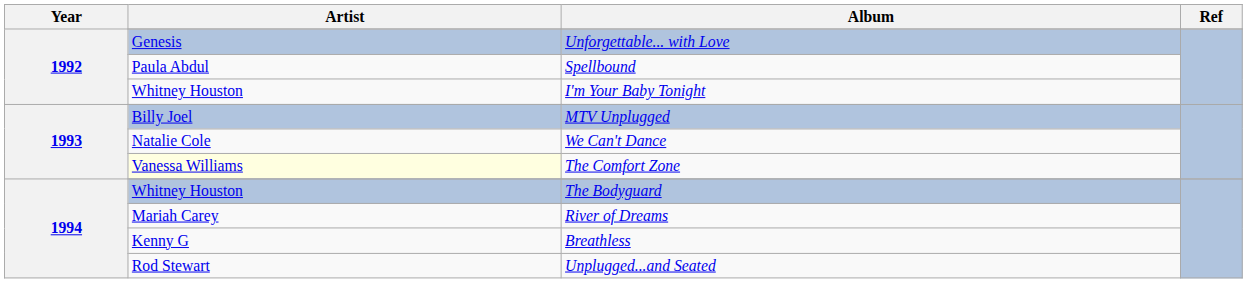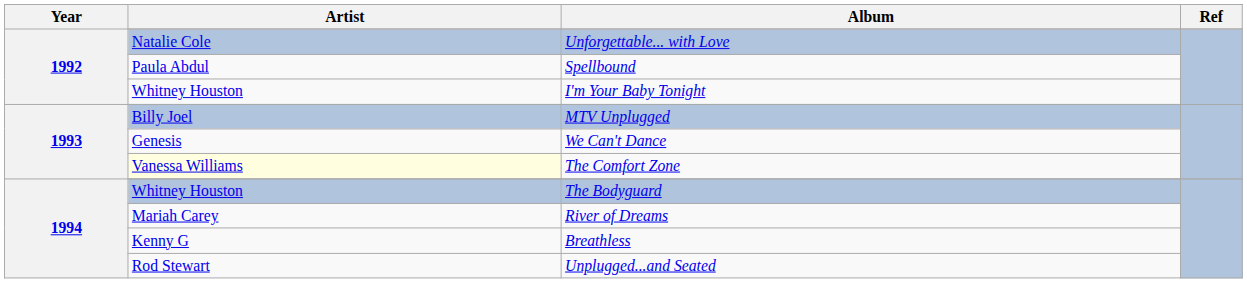(157, 41) Genesis -> (171, 41) Natalie Cole
(171, 141) Natalie Cole -> (157, 141) Genesis
